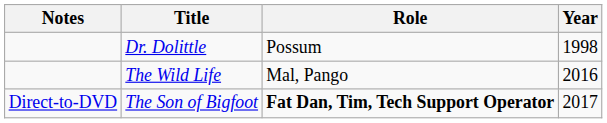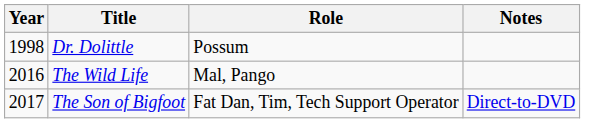columns swapped: (580, 18) <-> (63, 18)
(410, 103) bold -> (326, 103) normal
